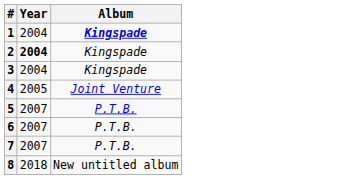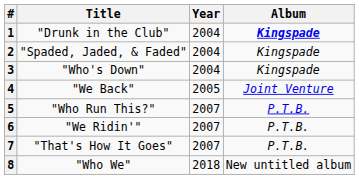+ column: (103, 14)
(34, 52) bold -> (206, 52) normal
